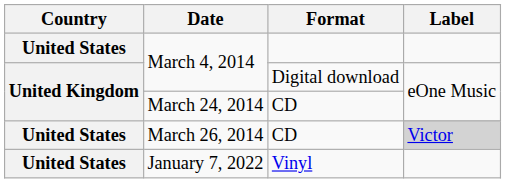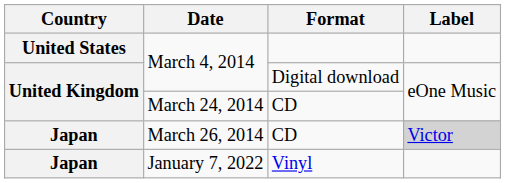(74, 134) United States -> (74, 134) Japan
(74, 163) United States -> (74, 163) Japan
